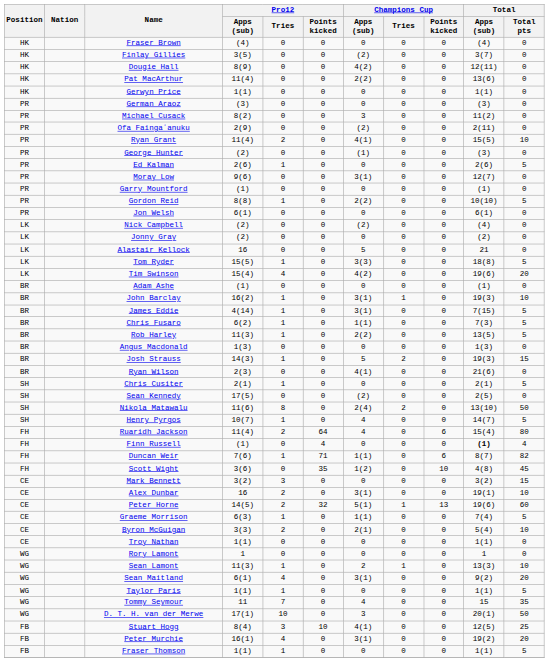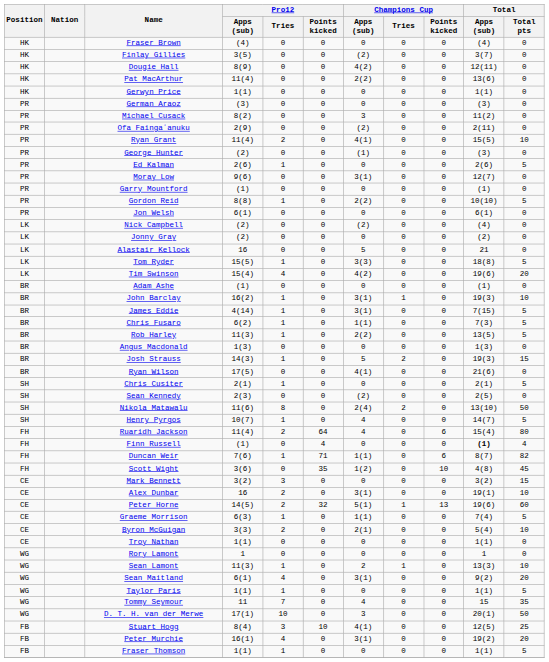(243, 372) 2(3) -> (243, 372) 17(5)
(243, 396) 17(5) -> (243, 396) 2(3)
